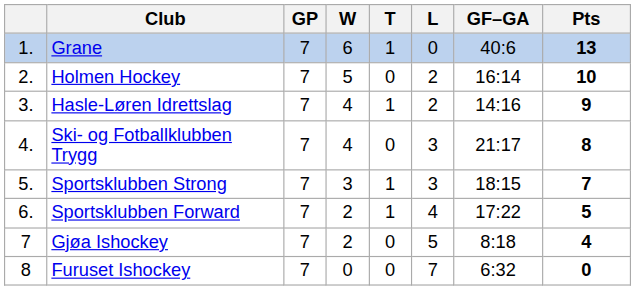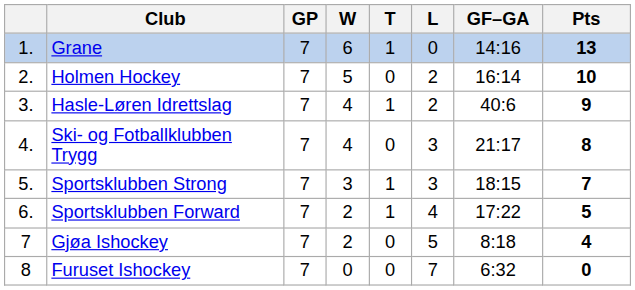(498, 47) 40:6 -> (498, 47) 14:16
(498, 105) 14:16 -> (498, 105) 40:6
